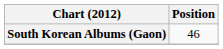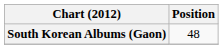(193, 34) 46 -> (193, 34) 48
